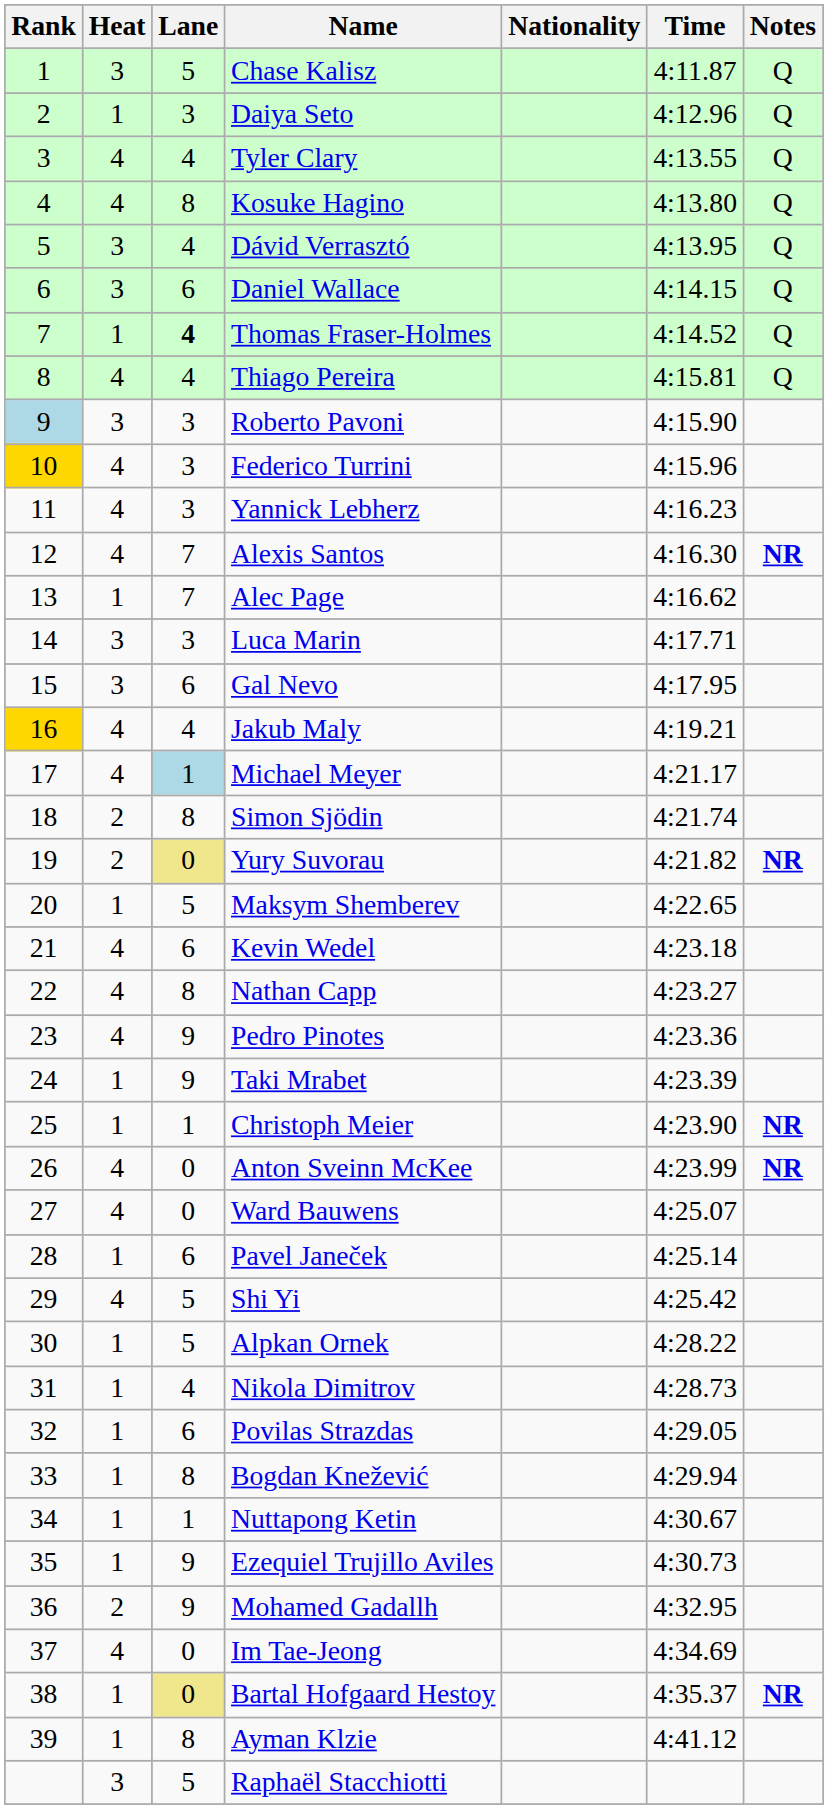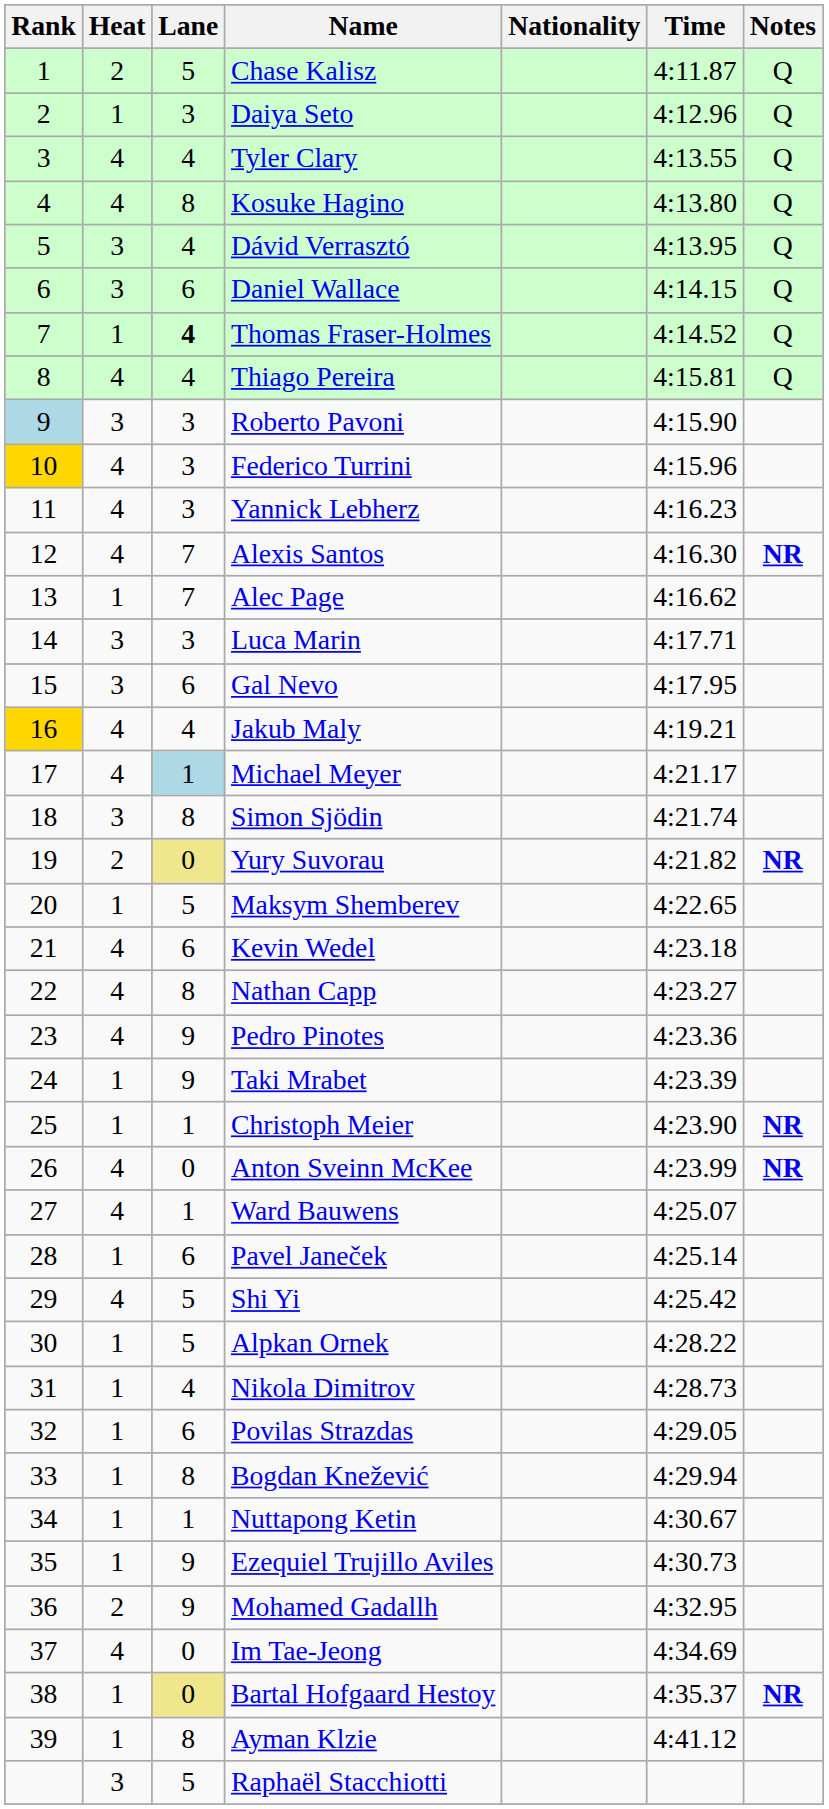(117, 70) 3 -> (117, 70) 2
(117, 816) 2 -> (117, 816) 3
(188, 1211) 0 -> (188, 1211) 1
